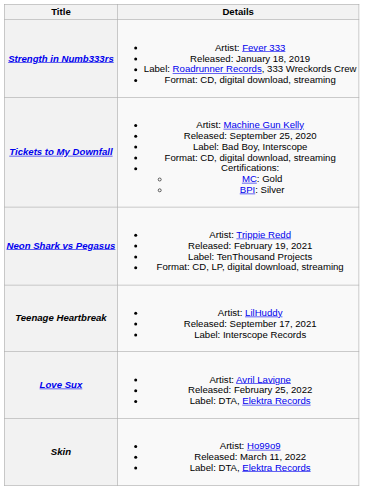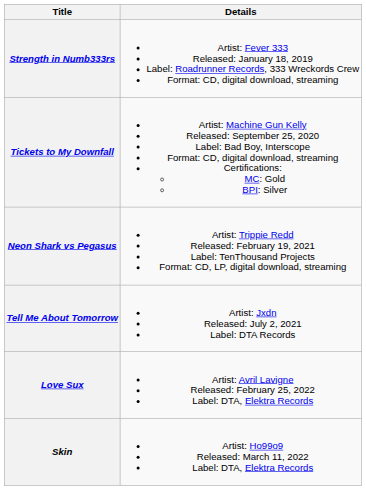+ row: (62, 318)
- row: (61, 318)
